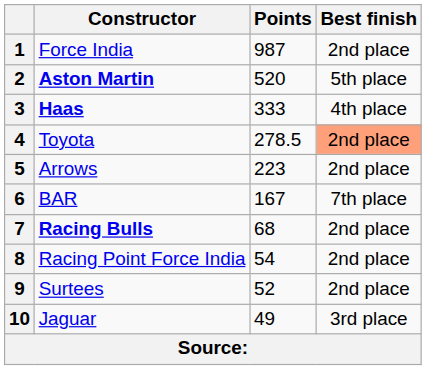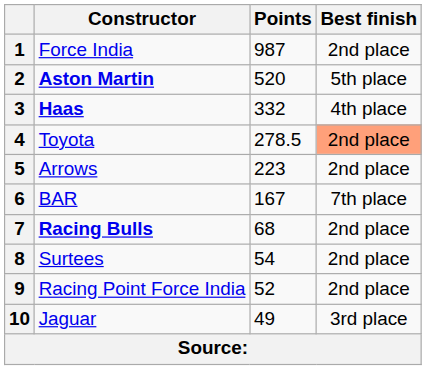(270, 109) 333 -> (270, 109) 332
(142, 259) Racing Point Force India -> (71, 259) Surtees
(71, 288) Surtees -> (142, 288) Racing Point Force India
